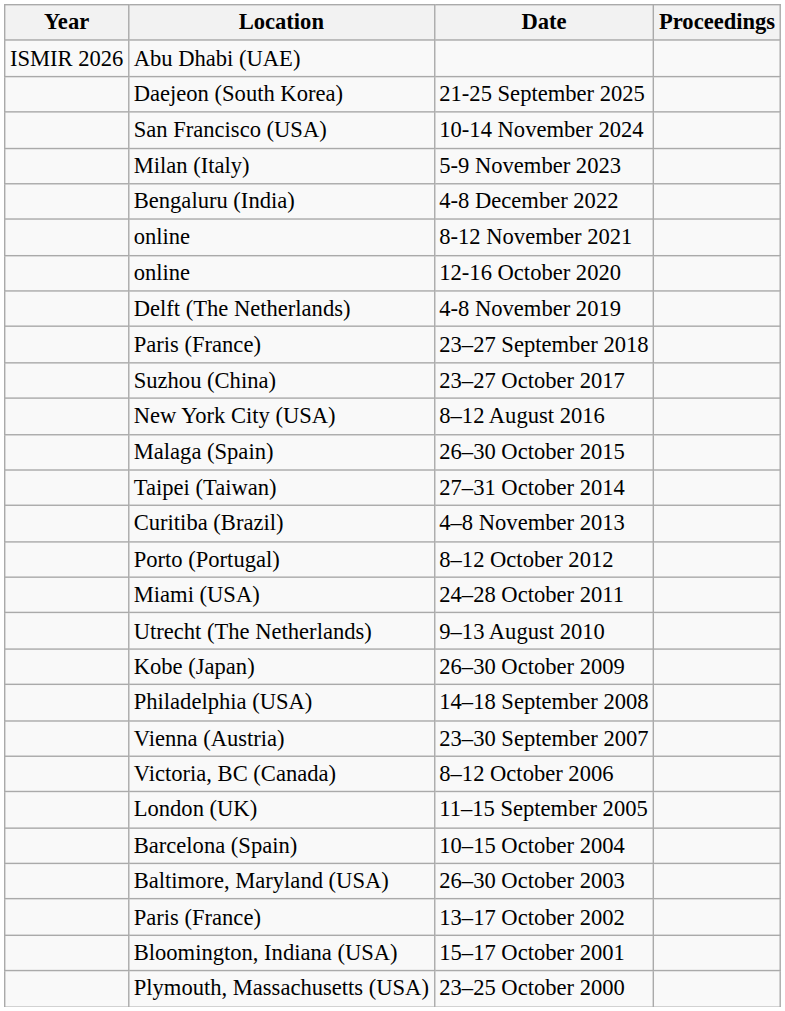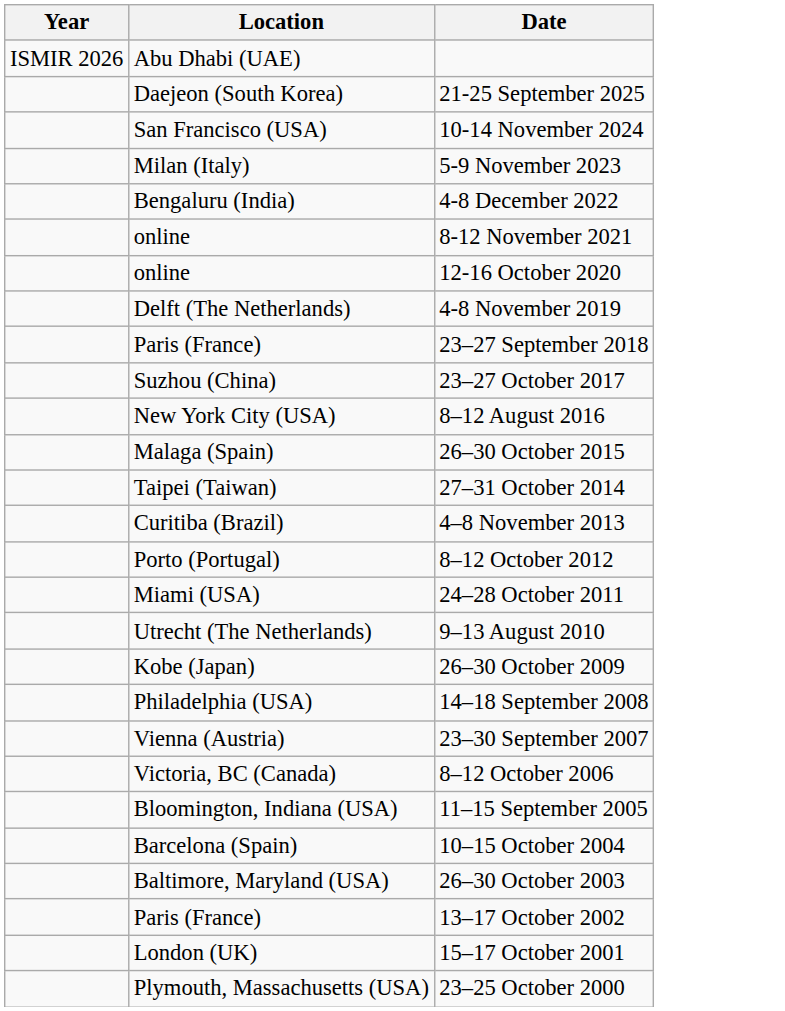- column: (717, 22)
(195, 809) London (UK) -> (266, 809) Bloomington, Indiana (USA)
(266, 952) Bloomington, Indiana (USA) -> (195, 952) London (UK)
